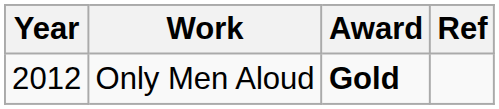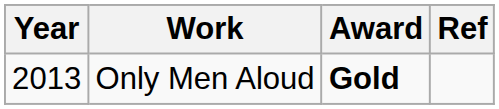(47, 78) 2012 -> (47, 78) 2013
